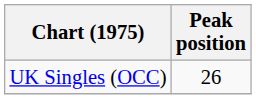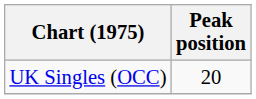(211, 76) 26 -> (211, 76) 20
